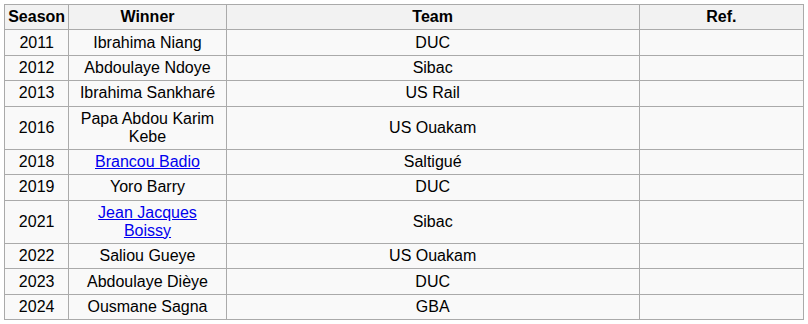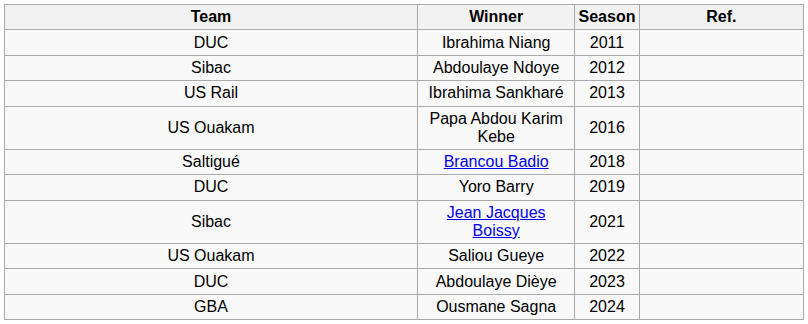columns swapped: (37, 17) <-> (433, 17)
